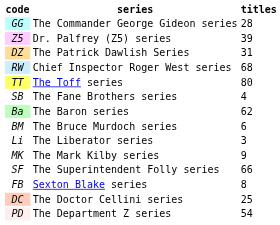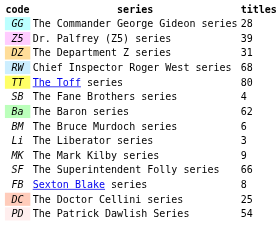(111, 53) The Patrick Dawlish Series -> (102, 53) The Department Z series
(102, 214) The Department Z series -> (111, 214) The Patrick Dawlish Series
